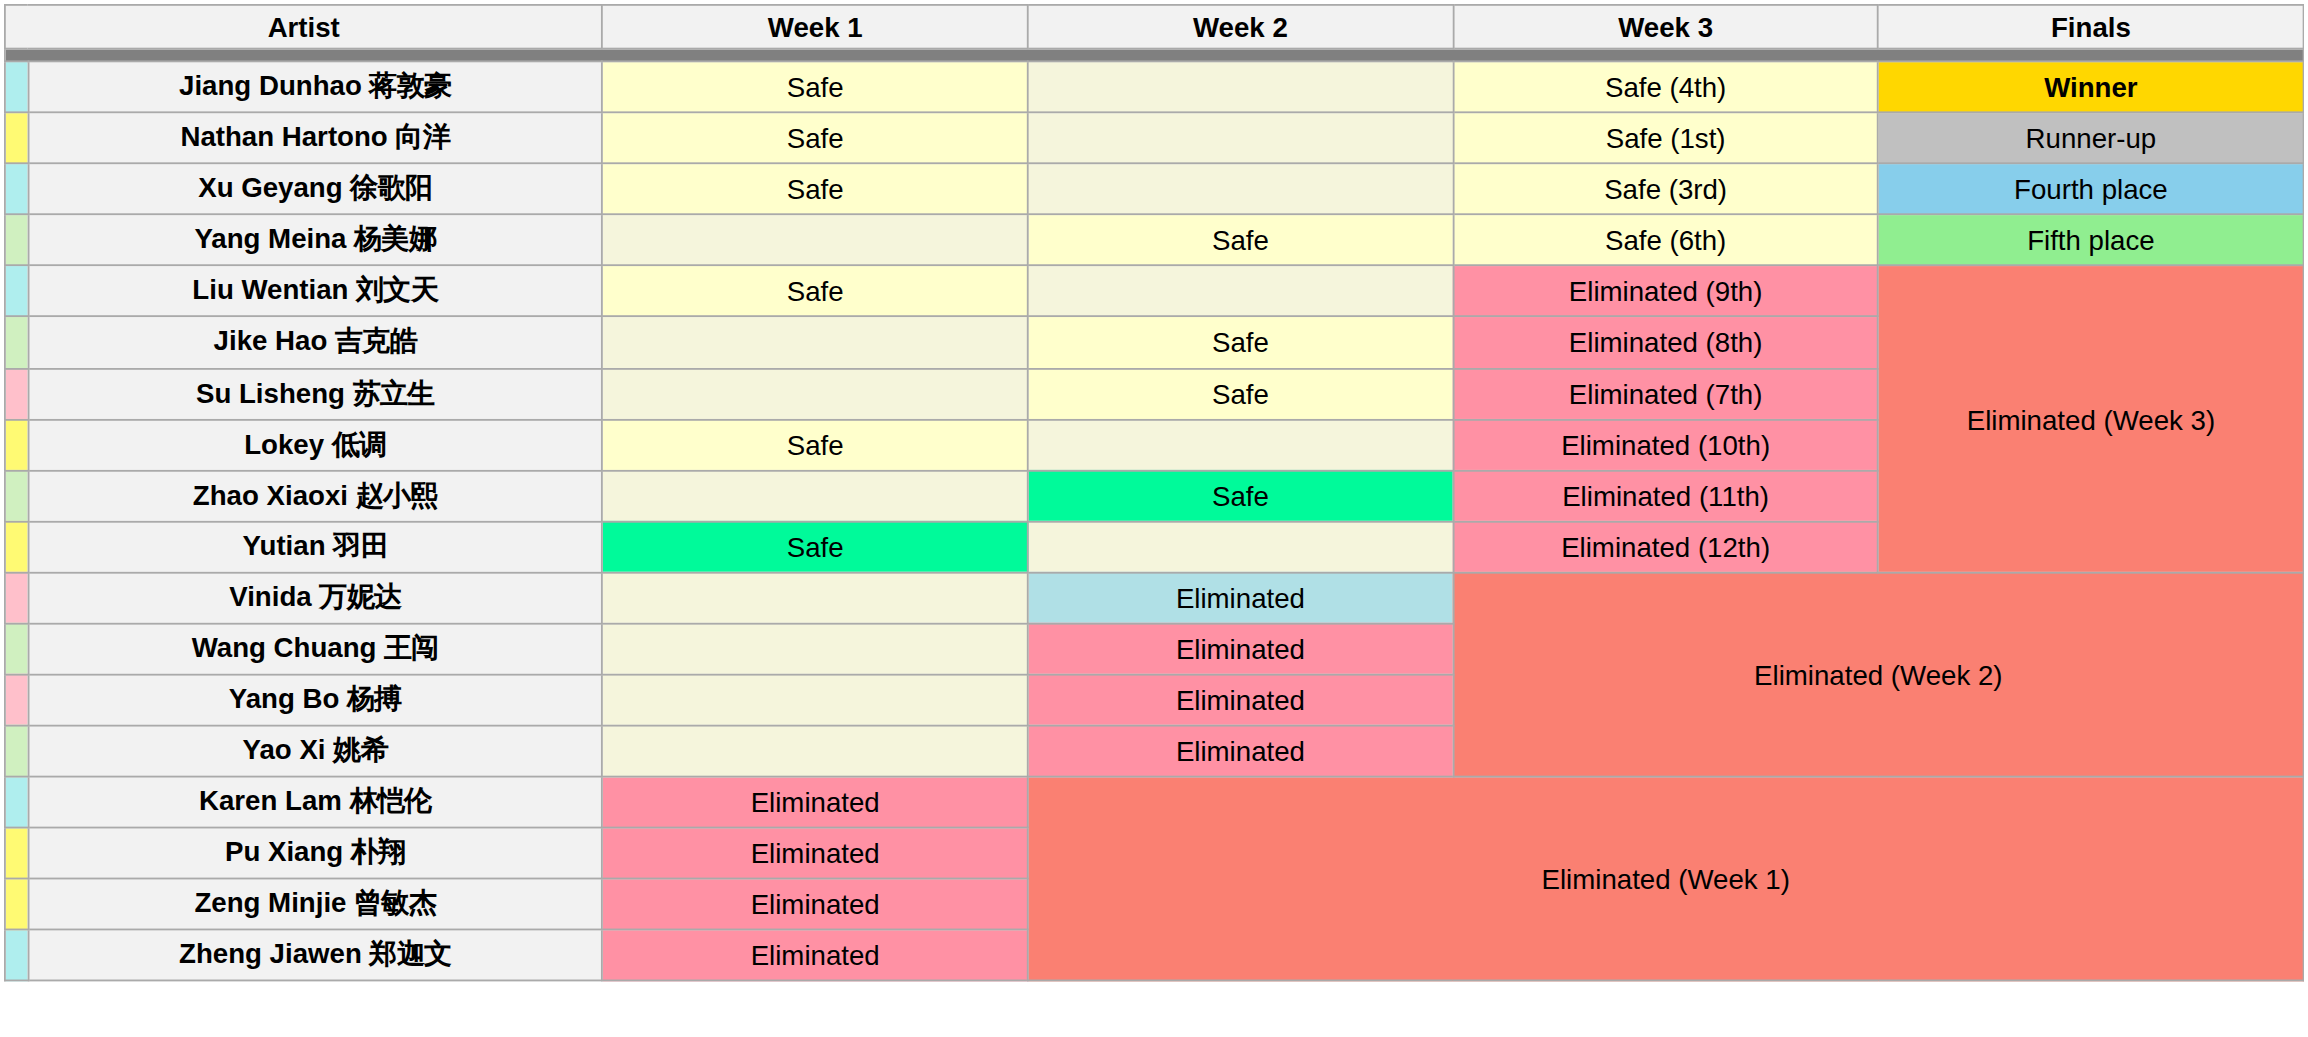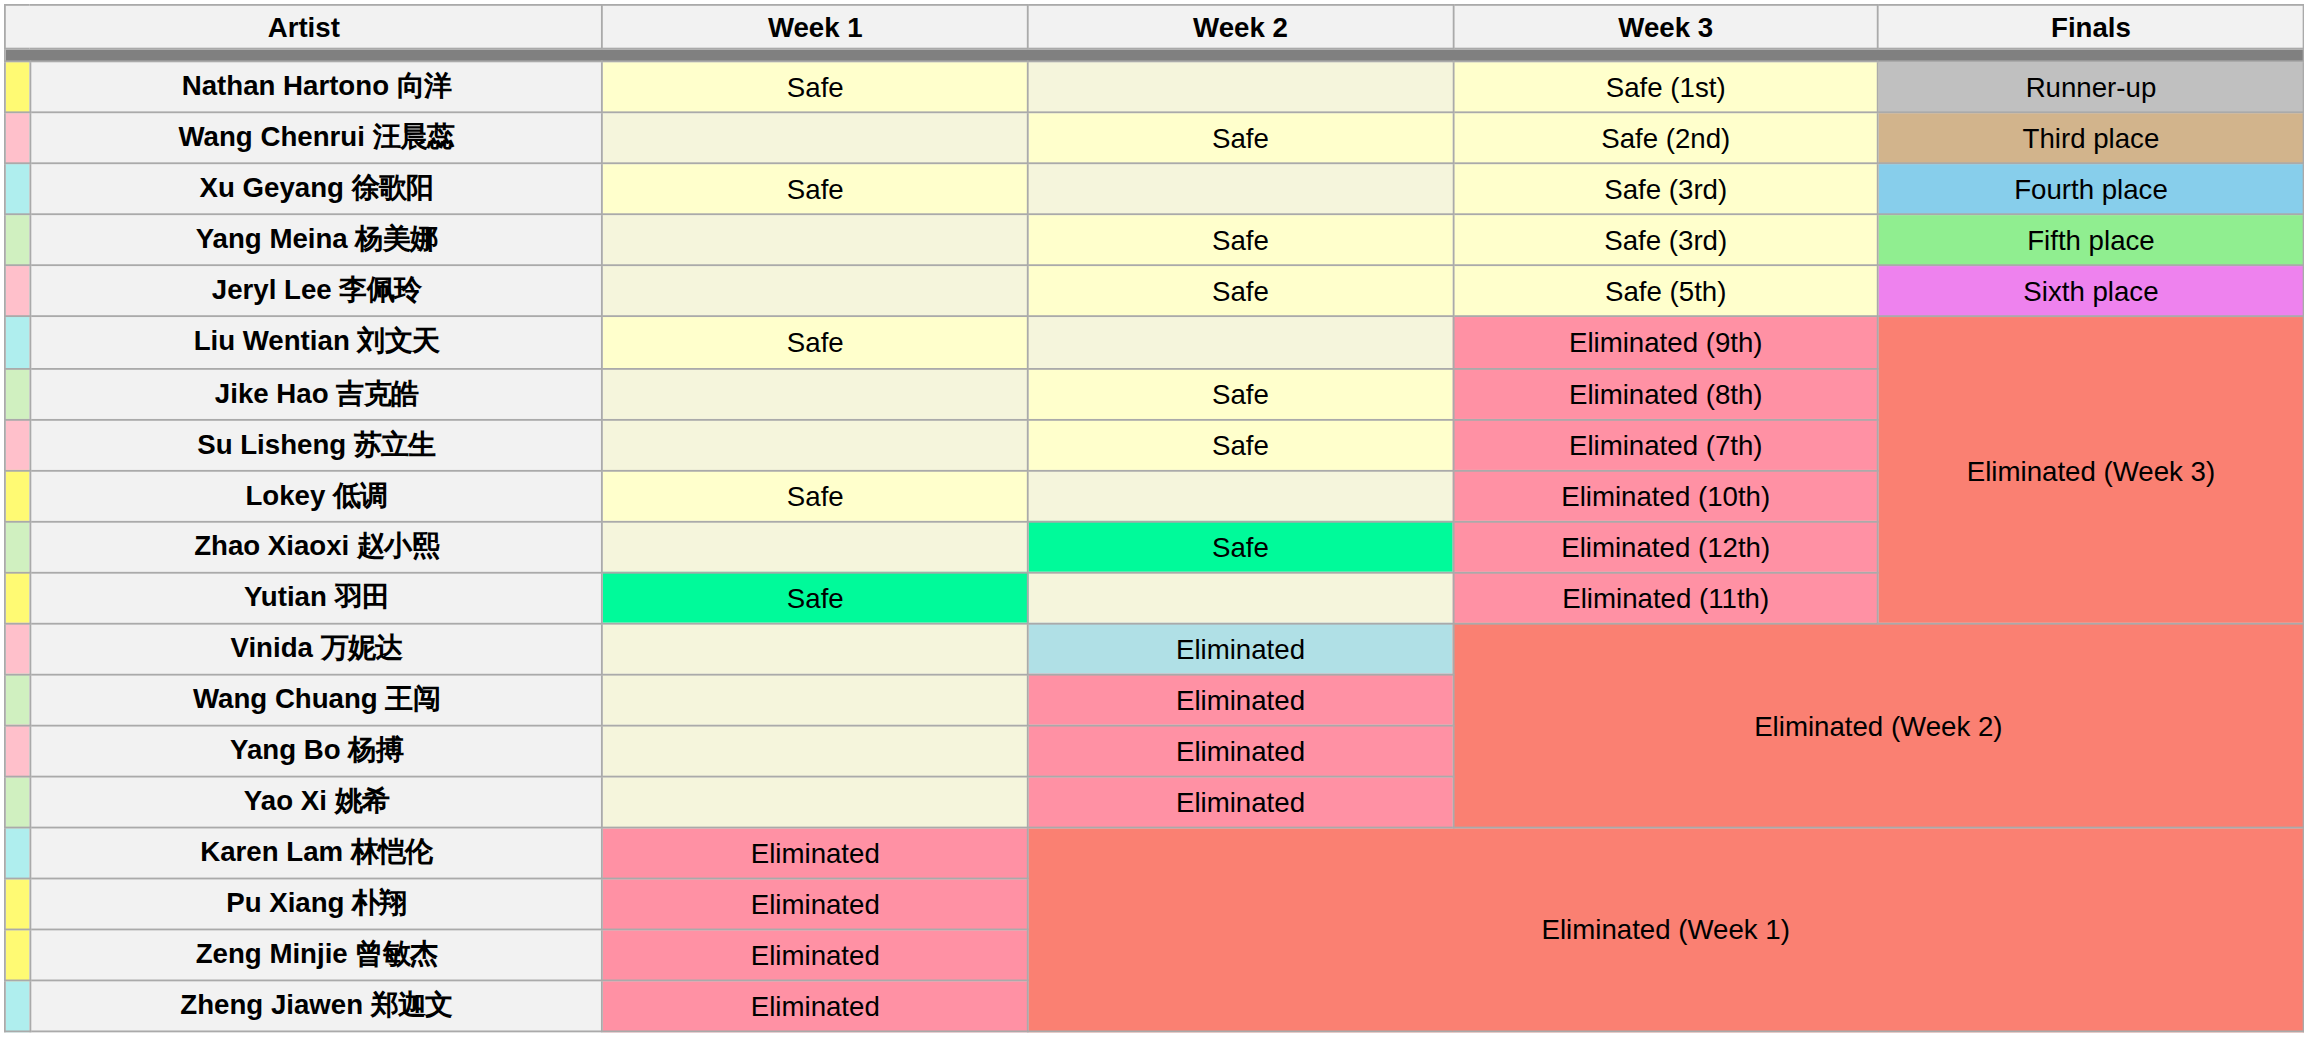- row: (315, 85)
+ row: (316, 137)
(1666, 241) Safe (6th) -> (1666, 241) Safe (3rd)
+ row: (316, 290)
(1666, 496) Eliminated (11th) -> (1666, 547) Eliminated (12th)
(1666, 547) Eliminated (12th) -> (1666, 598) Eliminated (11th)
